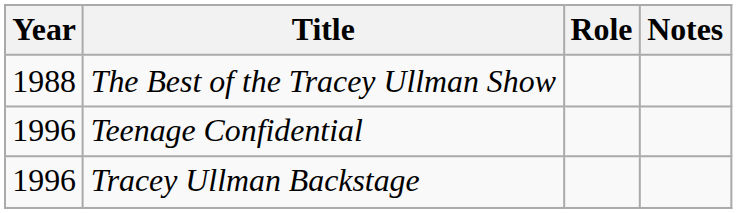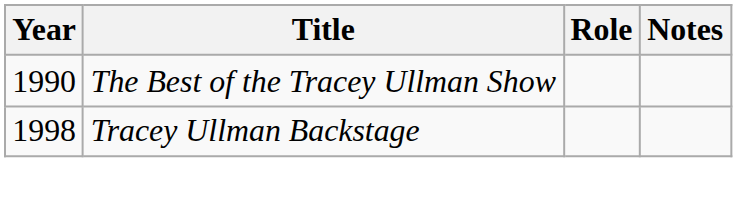(44, 80) 1988 -> (44, 80) 1990
- row: (227, 130)
(44, 181) 1996 -> (44, 130) 1998
